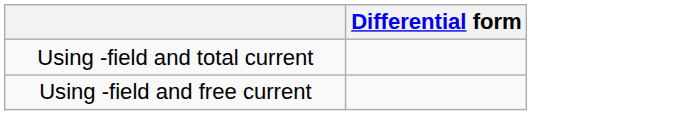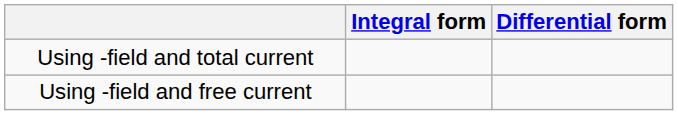+ column: (419, 22)
